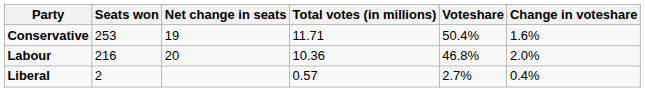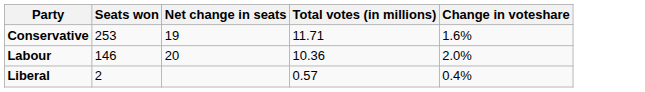- column: (473, 14)
(106, 55) 216 -> (106, 55) 146
